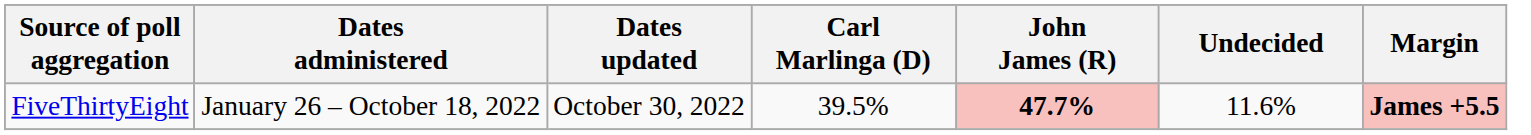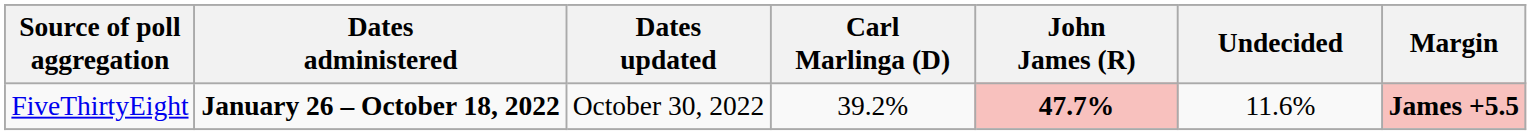(371, 105) normal -> (381, 105) bold
(853, 105) 39.5% -> (873, 105) 39.2%
